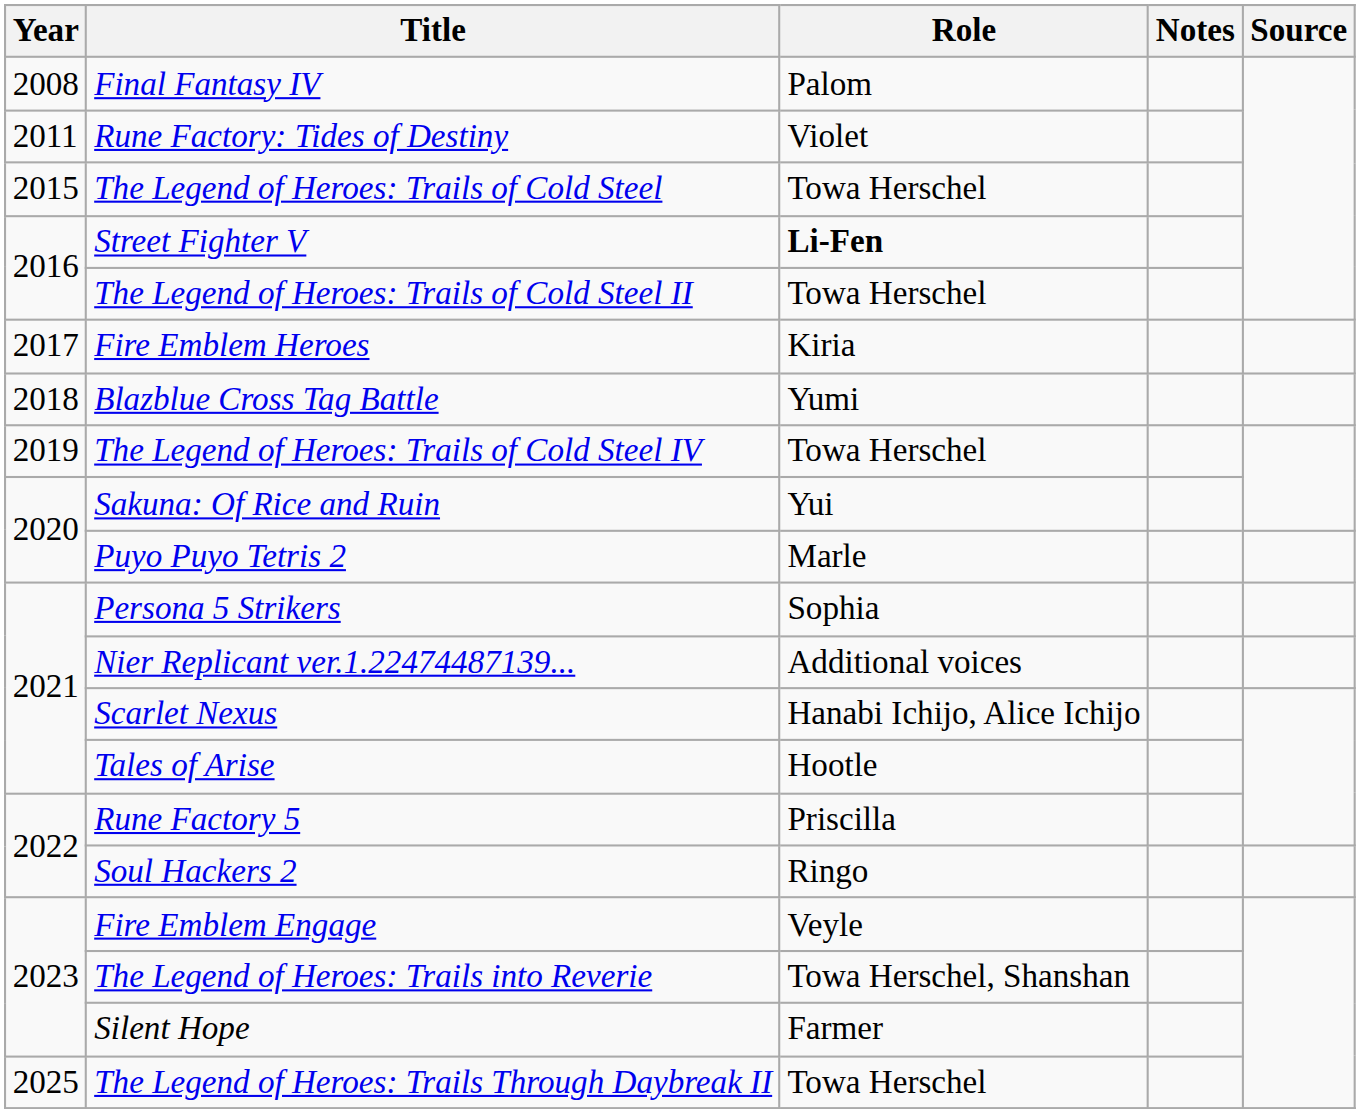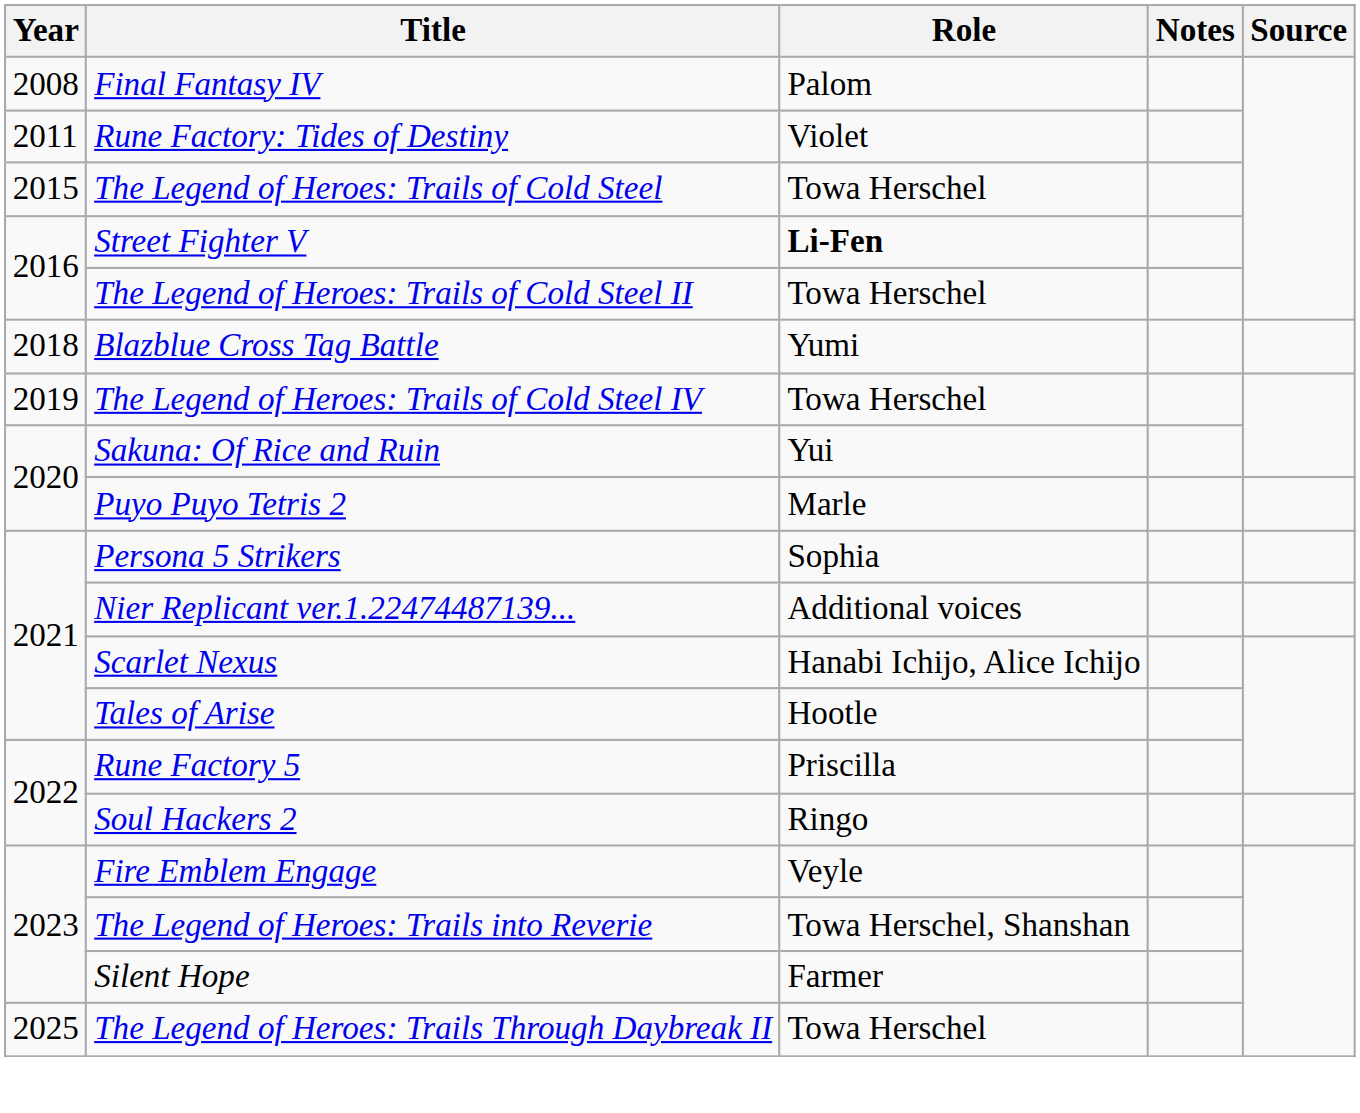- row: (232, 345)
